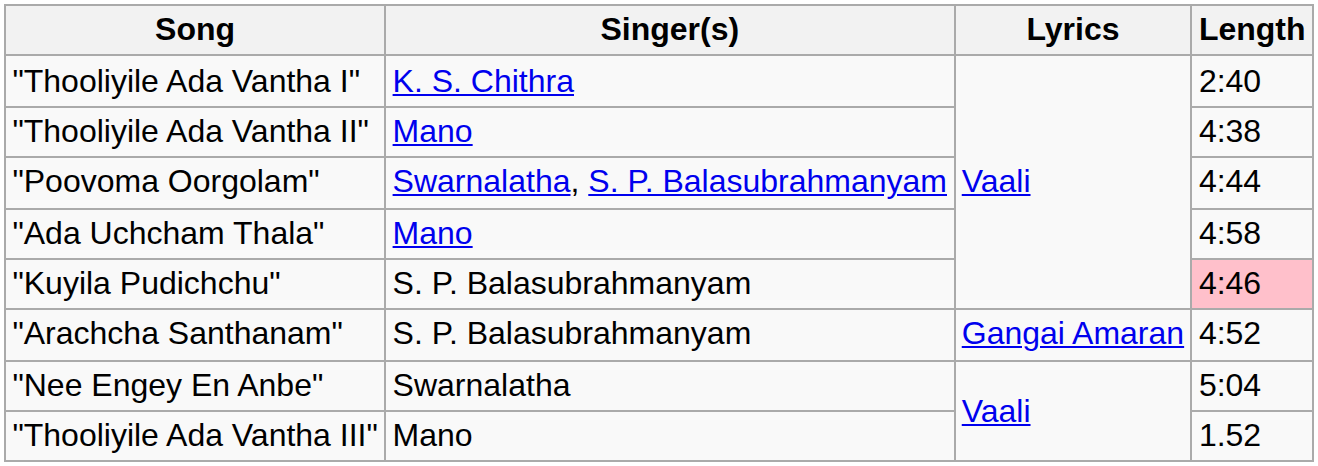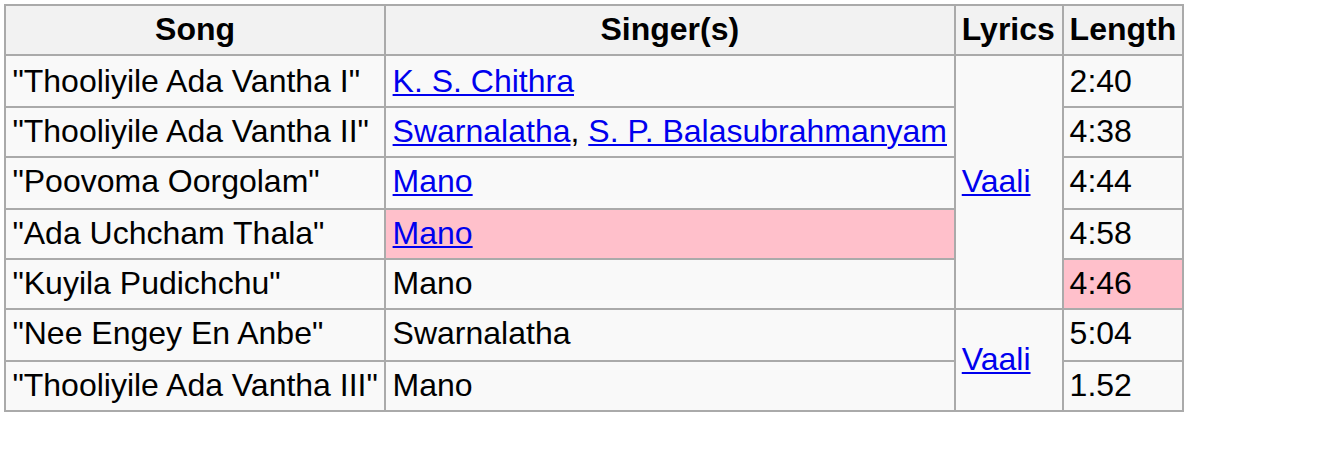(433, 131) Mano -> (670, 131) Swarnalatha, S. P. Balasubrahmanyam
(670, 182) Swarnalatha, S. P. Balasubrahmanyam -> (433, 182) Mano
(433, 232) no background -> (433, 232) pink background
(572, 283) S. P. Balasubrahmanyam -> (433, 283) Mano
- row: (178, 334)
